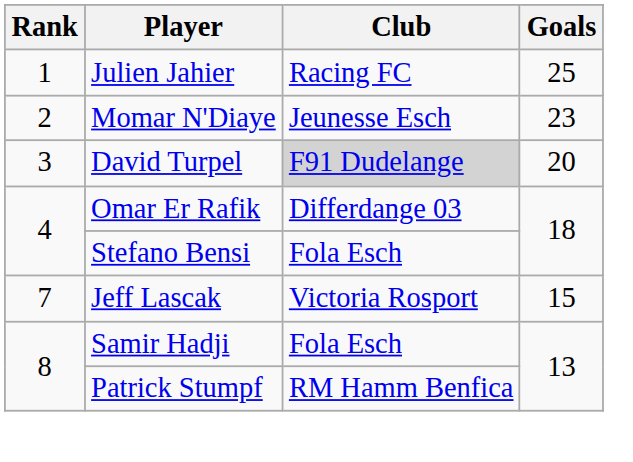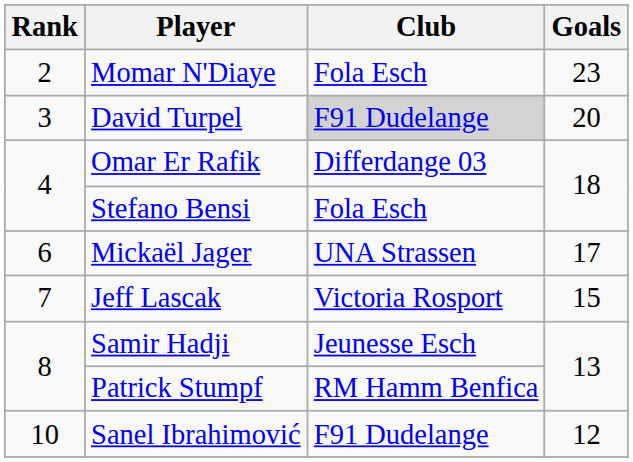- row: (163, 72)
(370, 117) Jeunesse Esch -> (370, 72) Fola Esch
+ row: (171, 252)
(345, 343) Fola Esch -> (395, 343) Jeunesse Esch
+ row: (196, 433)
